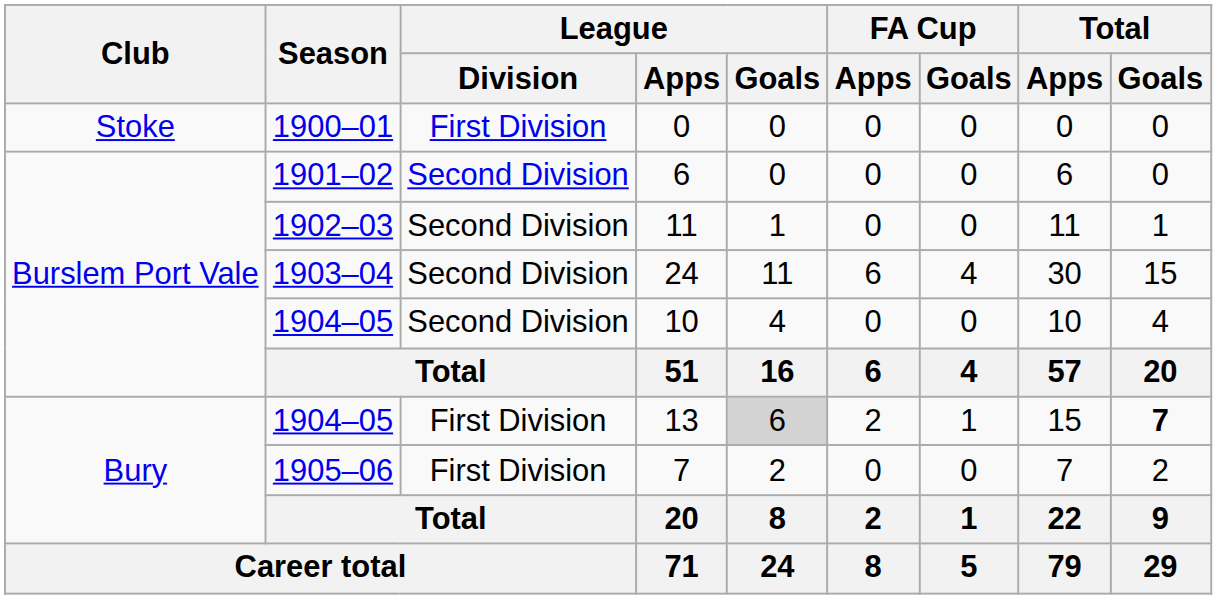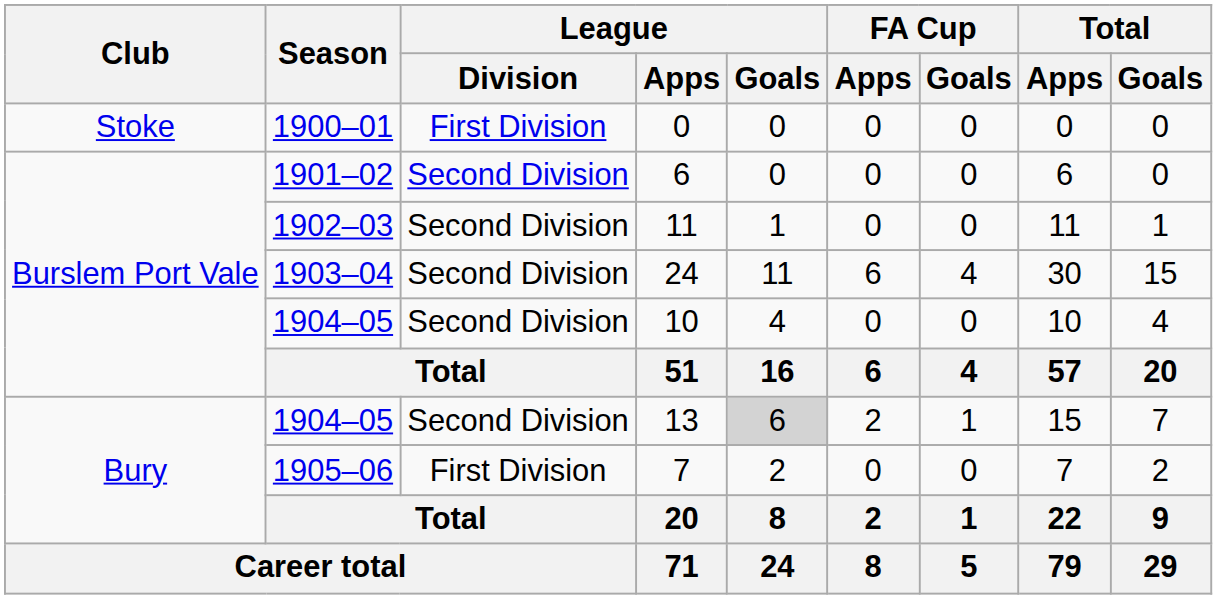(518, 420) First Division -> (518, 420) Second Division
(1160, 420) bold -> (1160, 420) normal
